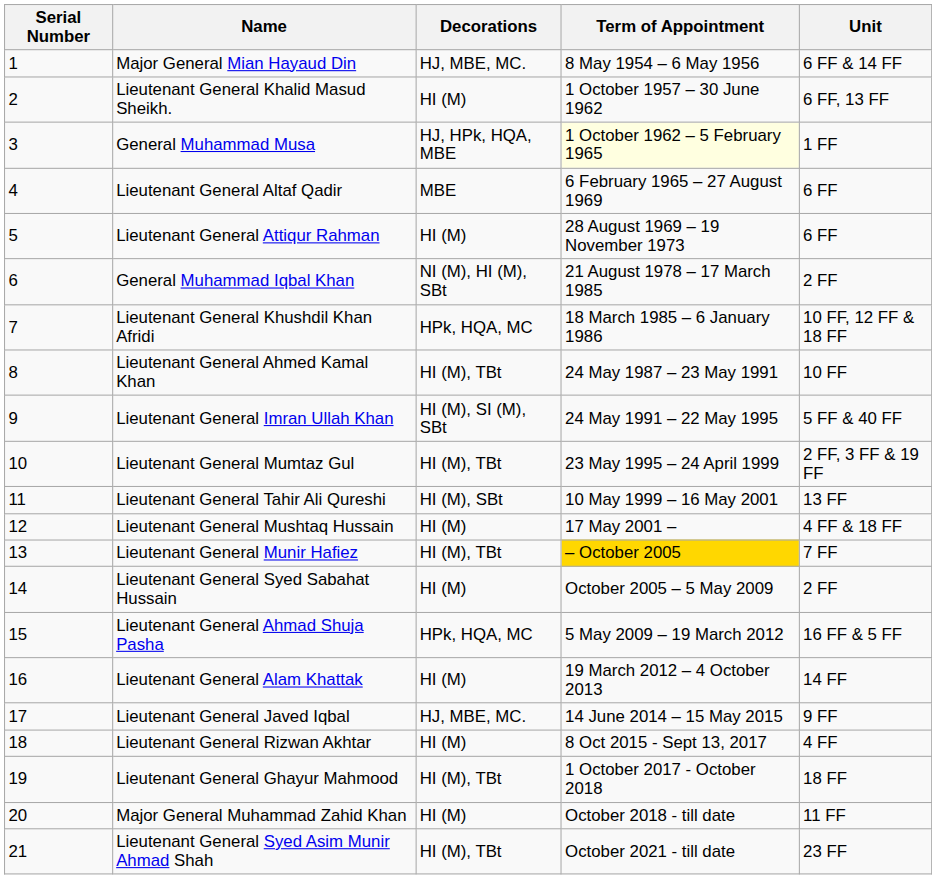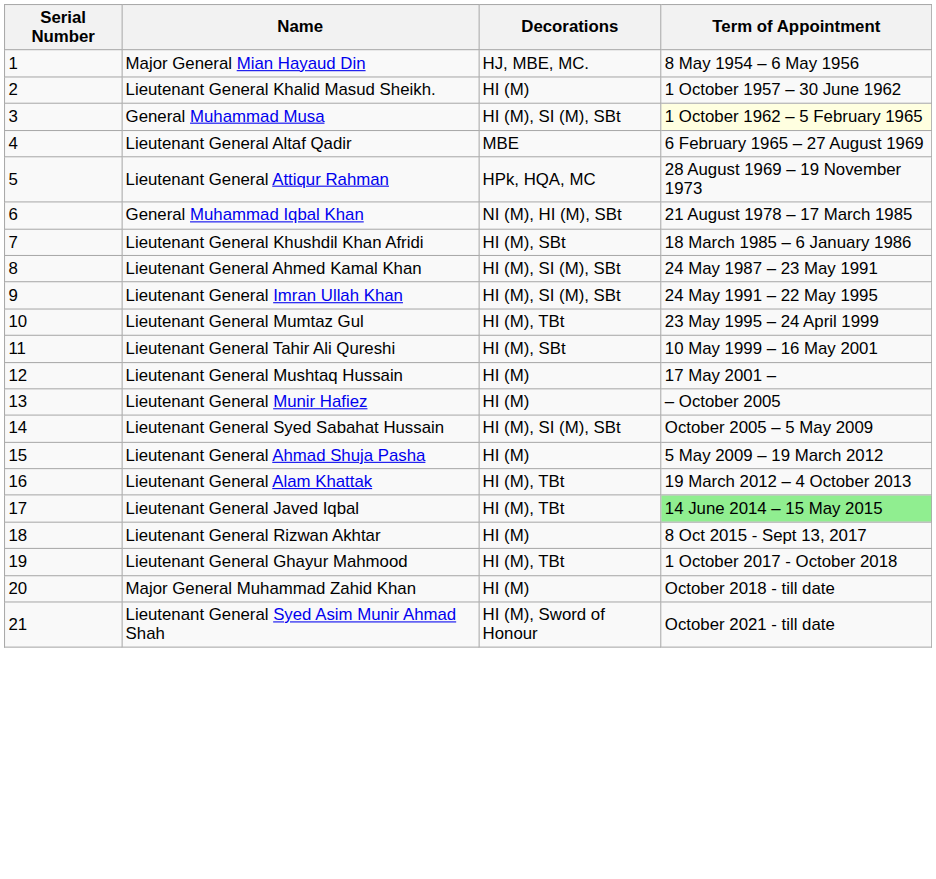- column: (865, 27)
(476, 145) HJ, HPk, HQA, MBE -> (552, 116) HI (M), SI (M), SBt
(443, 236) HI (M) -> (539, 179) HPk, HQA, MC
(476, 327) HPk, HQA, MC -> (524, 242) HI (M), SBt
(461, 372) HI (M), TBt -> (552, 268) HI (M), SI (M), SBt
(461, 553) HI (M), TBt -> (506, 401) HI (M)
(623, 553) gold background -> (723, 401) no background
(443, 589) HI (M) -> (552, 428) HI (M), SI (M), SBt
(476, 634) HPk, HQA, MC -> (506, 455) HI (M)
(443, 680) HI (M) -> (523, 481) HI (M), TBt
(473, 716) HJ, MBE, MC. -> (523, 508) HI (M), TBt
(674, 716) no background -> (774, 508) lightgreen background
(461, 851) HI (M), TBt -> (544, 624) HI (M), Sword of Honour
